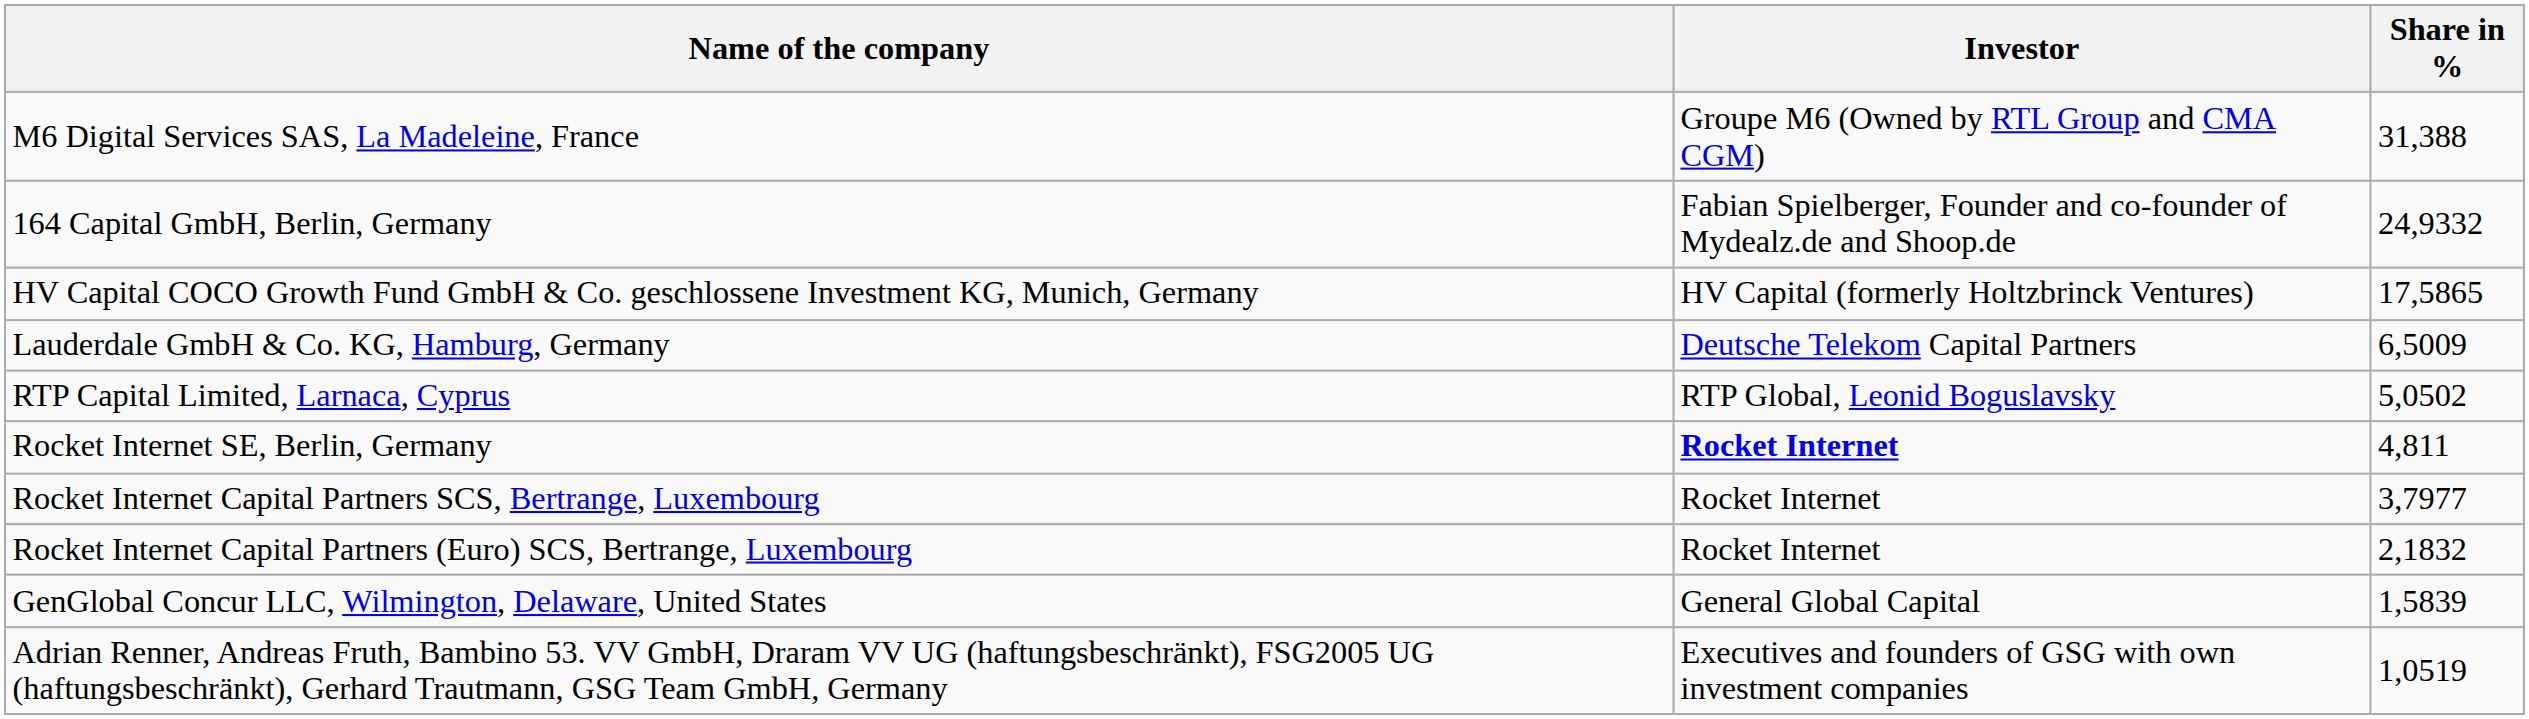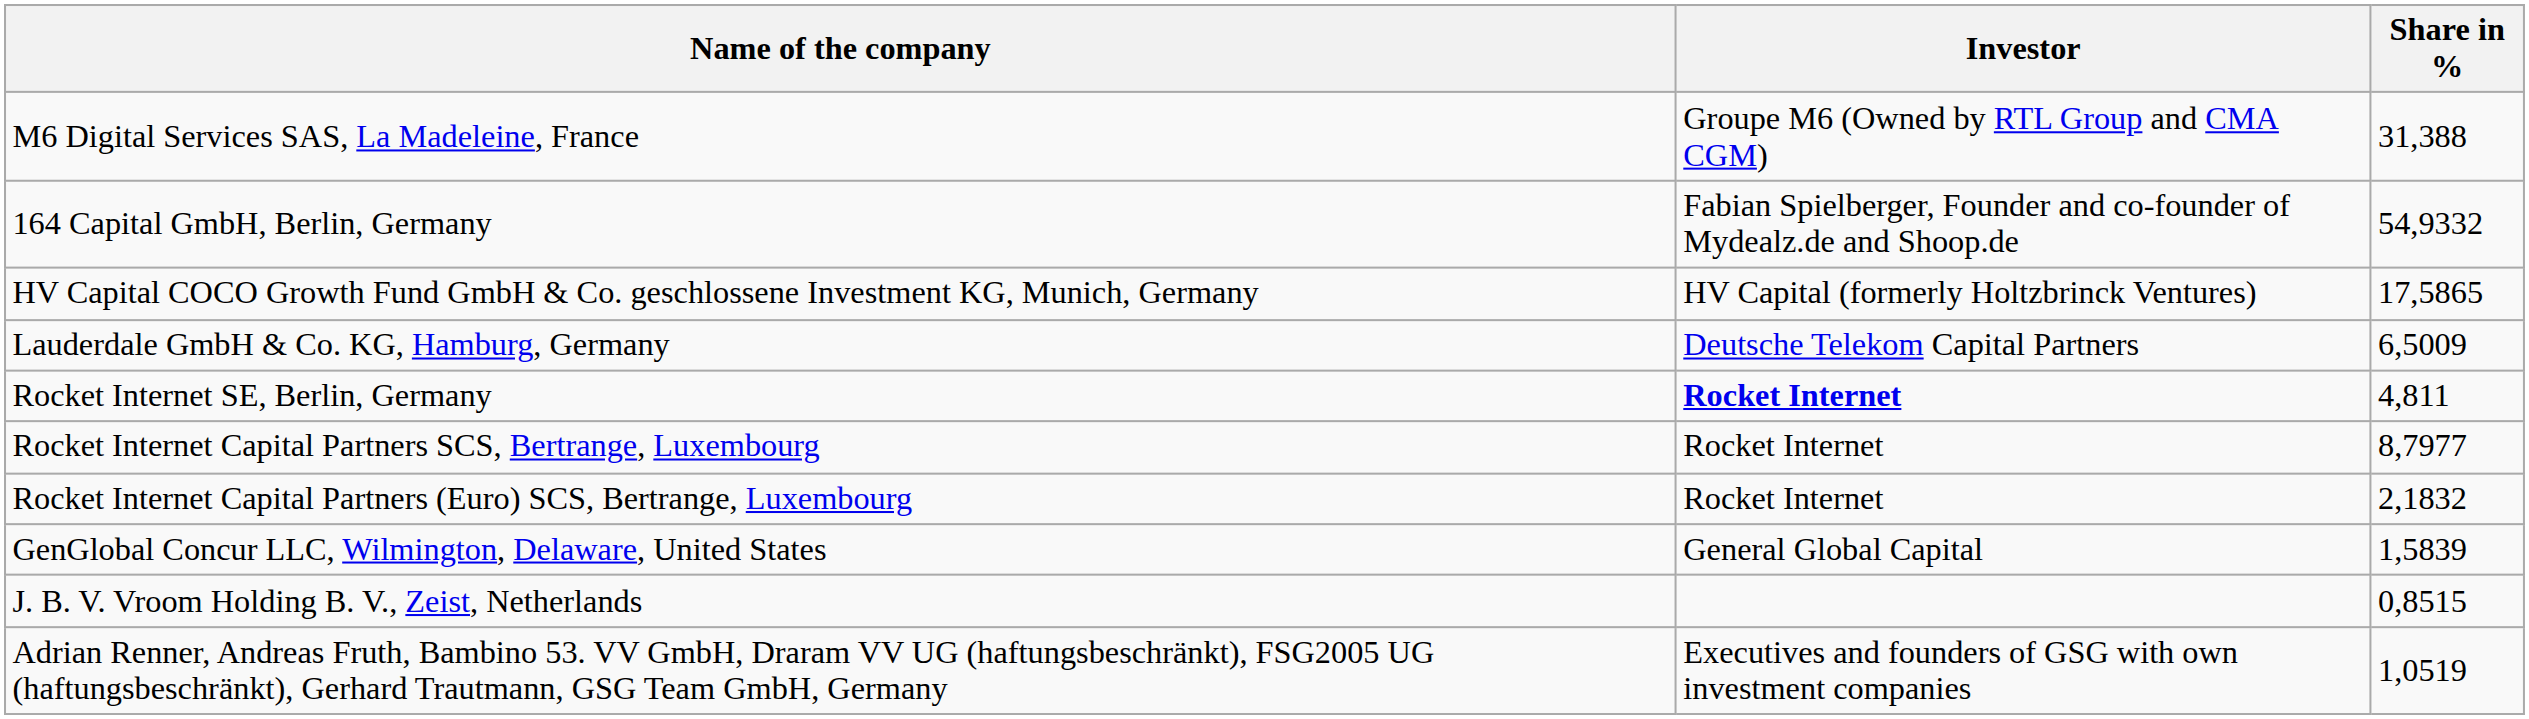(2431, 223) 24,9332 -> (2431, 223) 54,9332
- row: (261, 395)
(2423, 498) 3,7977 -> (2422, 446) 8,7977
+ row: (327, 600)
